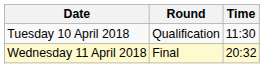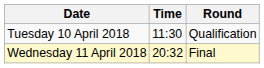columns swapped: (241, 14) <-> (186, 14)
